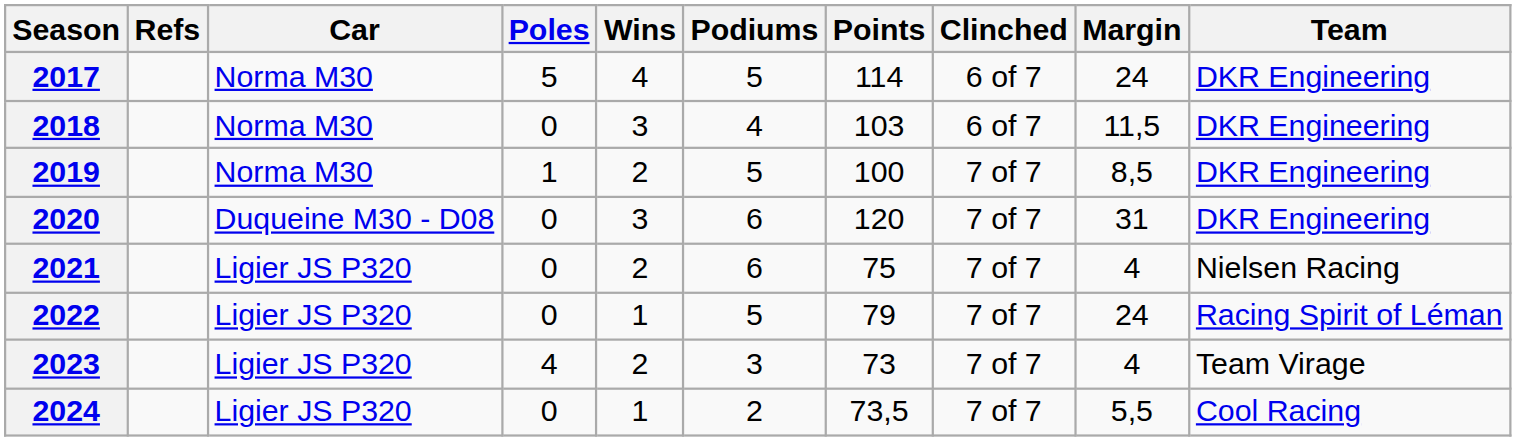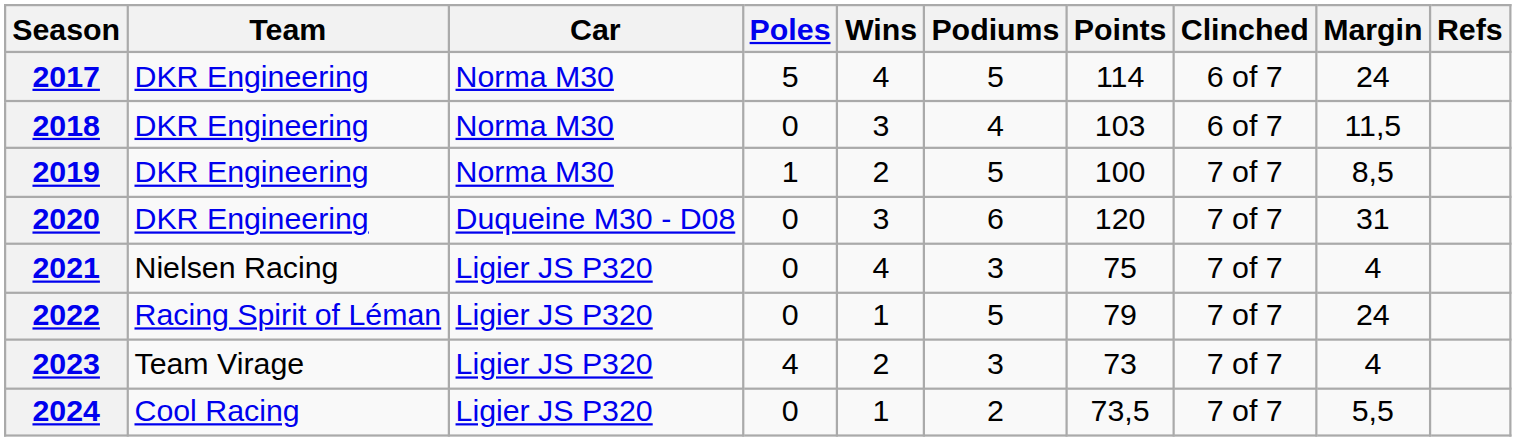columns swapped: (1349, 29) <-> (167, 29)
(640, 268) 2 -> (881, 268) 4
(754, 268) 6 -> (995, 268) 3
